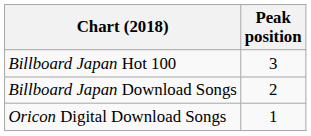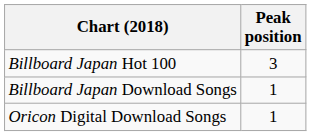(273, 90) 2 -> (273, 90) 1
